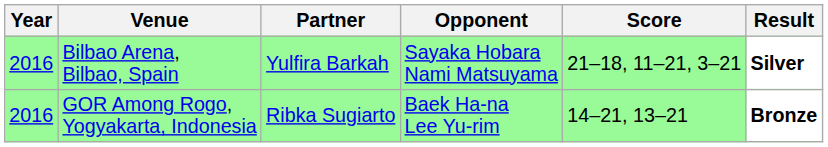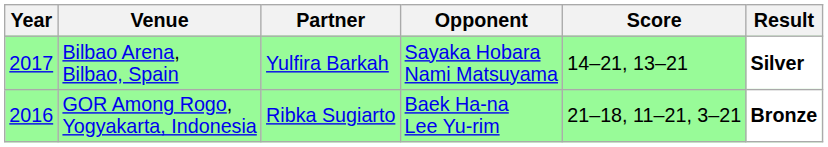(31, 63) 2016 -> (31, 63) 2017
(654, 63) 21–18, 11–21, 3–21 -> (628, 63) 14–21, 13–21
(628, 116) 14–21, 13–21 -> (654, 116) 21–18, 11–21, 3–21
